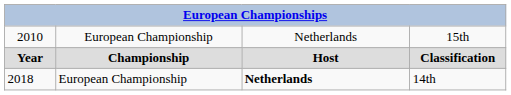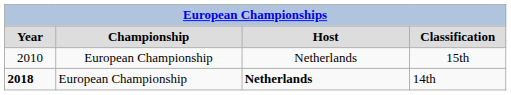rows swapped: (458, 58) <-> (458, 36)
(20, 79) normal -> (20, 79) bold
